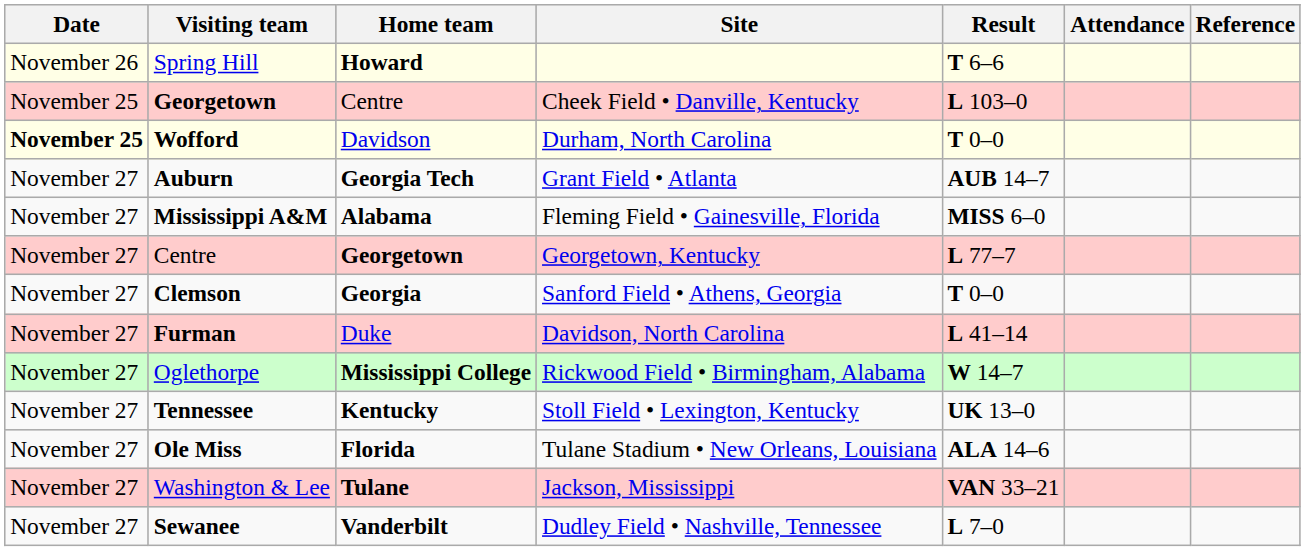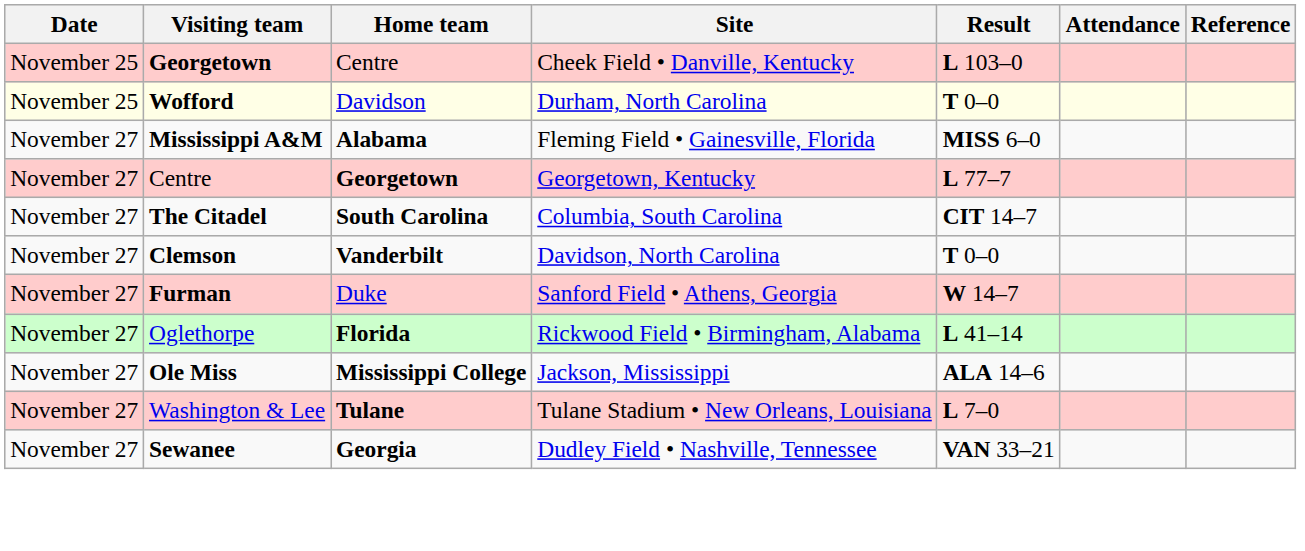- row: (206, 62)
(77, 139) bold -> (74, 101) normal
- row: (193, 178)
+ row: (208, 216)
(381, 294) Georgia -> (390, 255) Vanderbilt
(692, 294) Sanford Field • Athens, Georgia -> (658, 255) Davidson, North Carolina
(663, 332) Davidson, North Carolina -> (687, 294) Sanford Field • Athens, Georgia
(987, 332) L 41–14 -> (981, 294) W 14–7
(436, 371) Mississippi College -> (373, 332) Florida
(985, 371) W 14–7 -> (983, 332) L 41–14
- row: (203, 409)
(378, 448) Florida -> (431, 371) Mississippi College
(739, 448) Tulane Stadium • New Orleans, Louisiana -> (633, 371) Jackson, Mississippi
(638, 487) Jackson, Mississippi -> (735, 409) Tulane Stadium • New Orleans, Louisiana
(1003, 487) VAN 33–21 -> (971, 409) L 7–0
(394, 525) Vanderbilt -> (376, 448) Georgia
(976, 525) L 7–0 -> (999, 448) VAN 33–21
